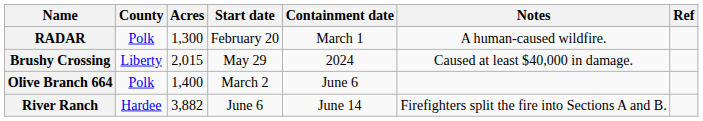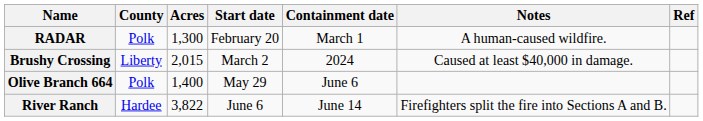(245, 60) May 29 -> (245, 60) March 2
(245, 82) March 2 -> (245, 82) May 29
(187, 104) 3,882 -> (187, 104) 3,822
